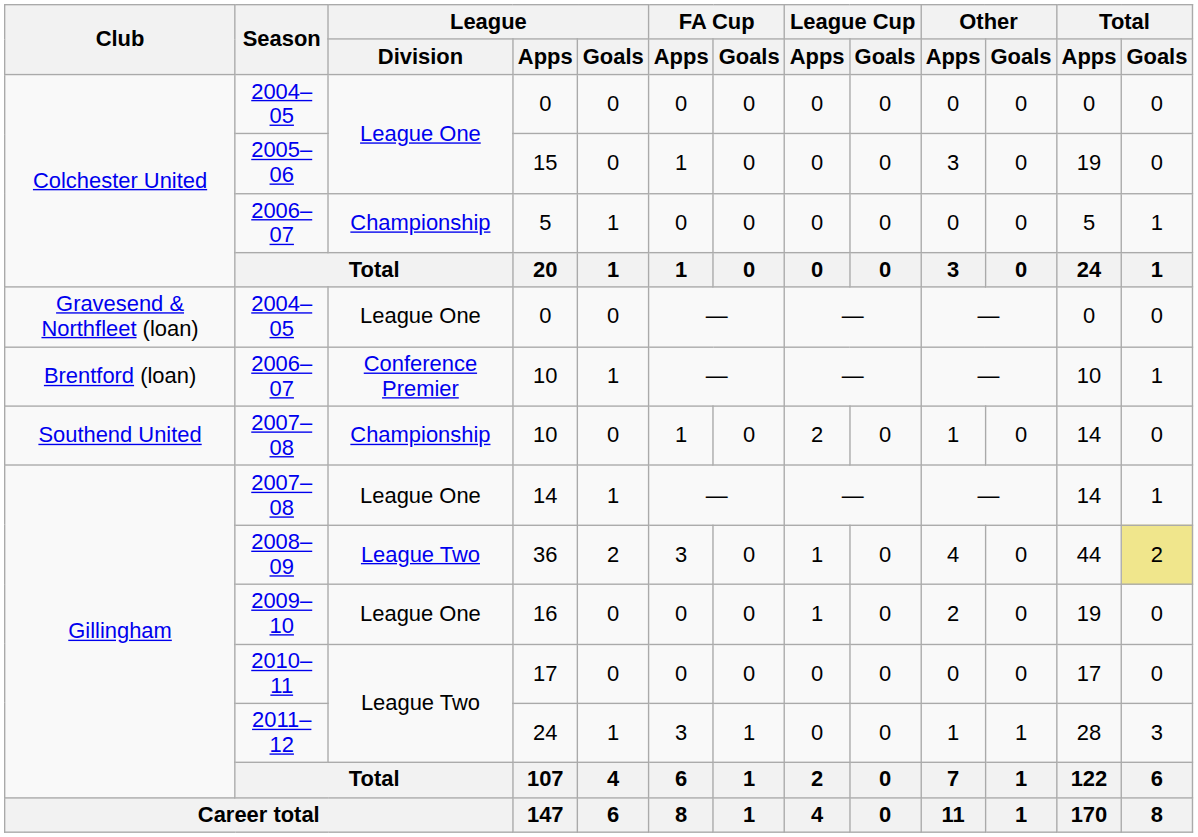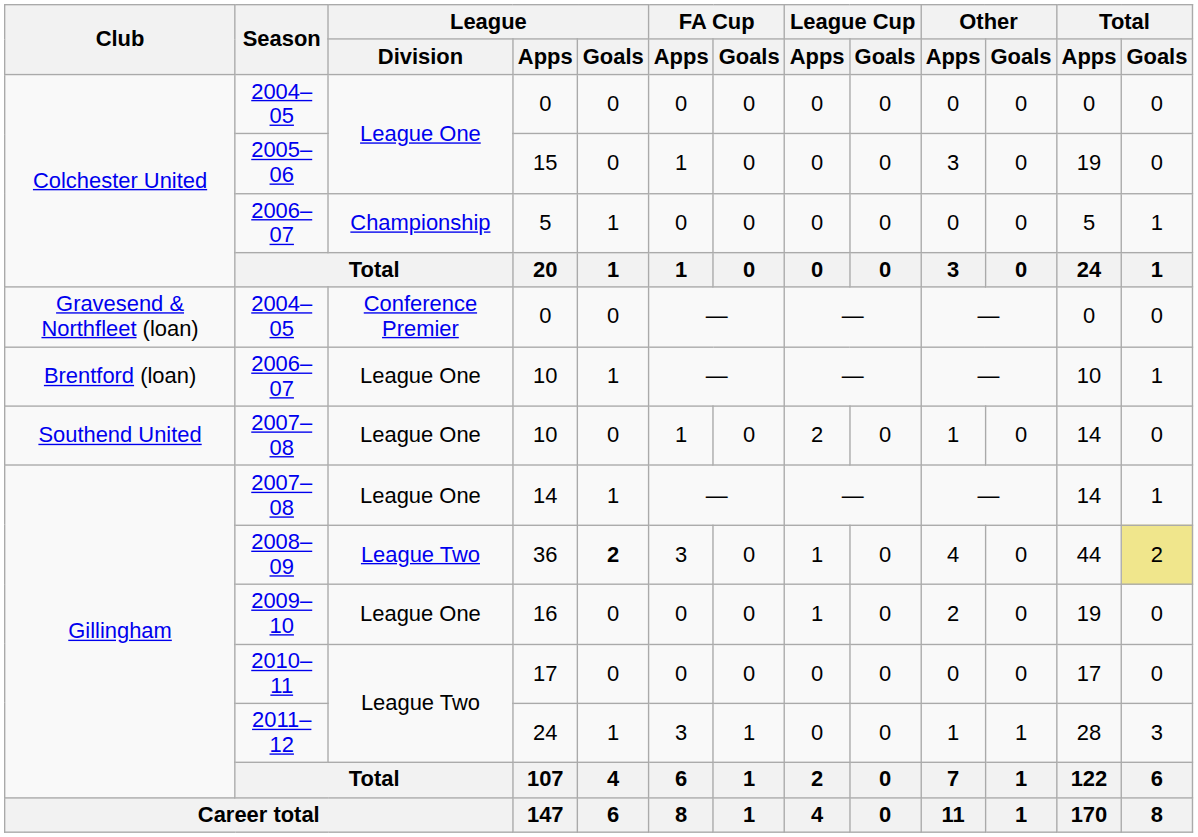(420, 316) League One -> (420, 316) Conference Premier
(420, 376) Conference Premier -> (420, 376) League One
(420, 435) Championship -> (420, 435) League One
(613, 554) normal -> (613, 554) bold
